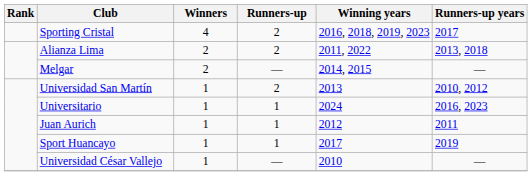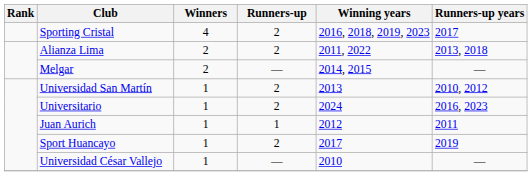(277, 106) 1 -> (277, 106) 2
(277, 143) 1 -> (277, 143) 2
